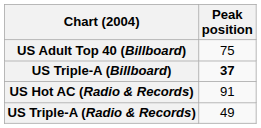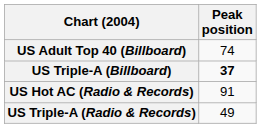(227, 50) 75 -> (227, 50) 74
